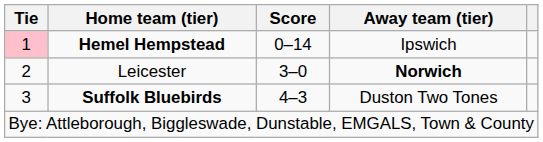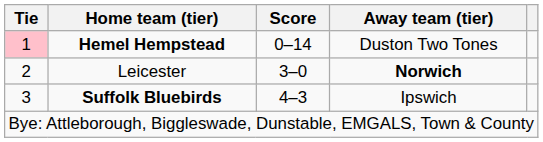(429, 44) Ipswich -> (429, 44) Duston Two Tones
(429, 97) Duston Two Tones -> (429, 97) Ipswich
